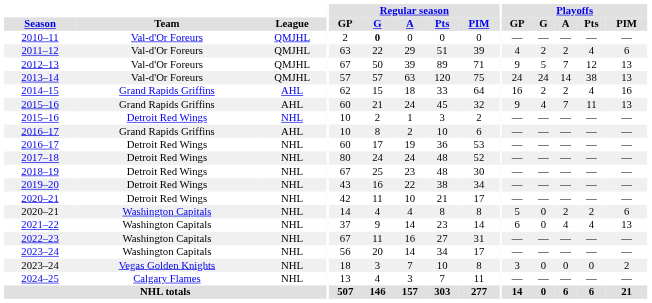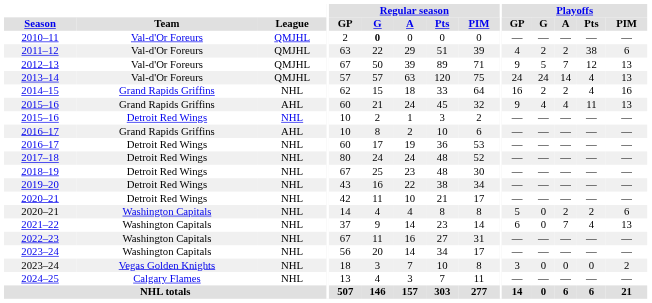(591, 51) 4 -> (591, 51) 38
(591, 77) 38 -> (591, 77) 4
(292, 91) AHL -> (292, 91) NHL
(566, 104) 7 -> (566, 104) 4
(566, 225) 4 -> (566, 225) 7
